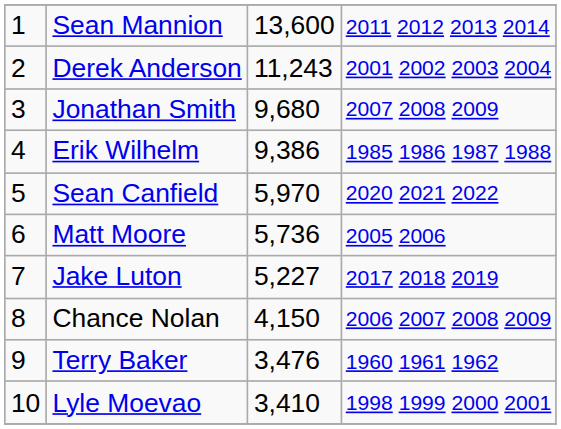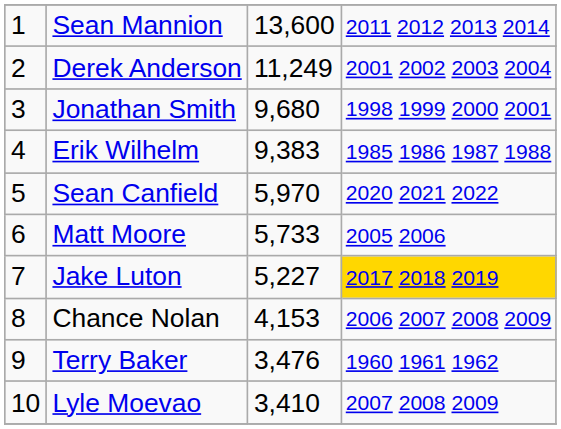(293, 67) 11,243 -> (293, 67) 11,249
(422, 109) 2007 2008 2009 -> (449, 109) 1998 1999 2000 2001
(287, 151) 9,386 -> (287, 151) 9,383
(287, 234) 5,736 -> (287, 234) 5,733
(422, 277) no background -> (422, 277) gold background
(287, 318) 4,150 -> (287, 318) 4,153
(449, 403) 1998 1999 2000 2001 -> (422, 403) 2007 2008 2009
